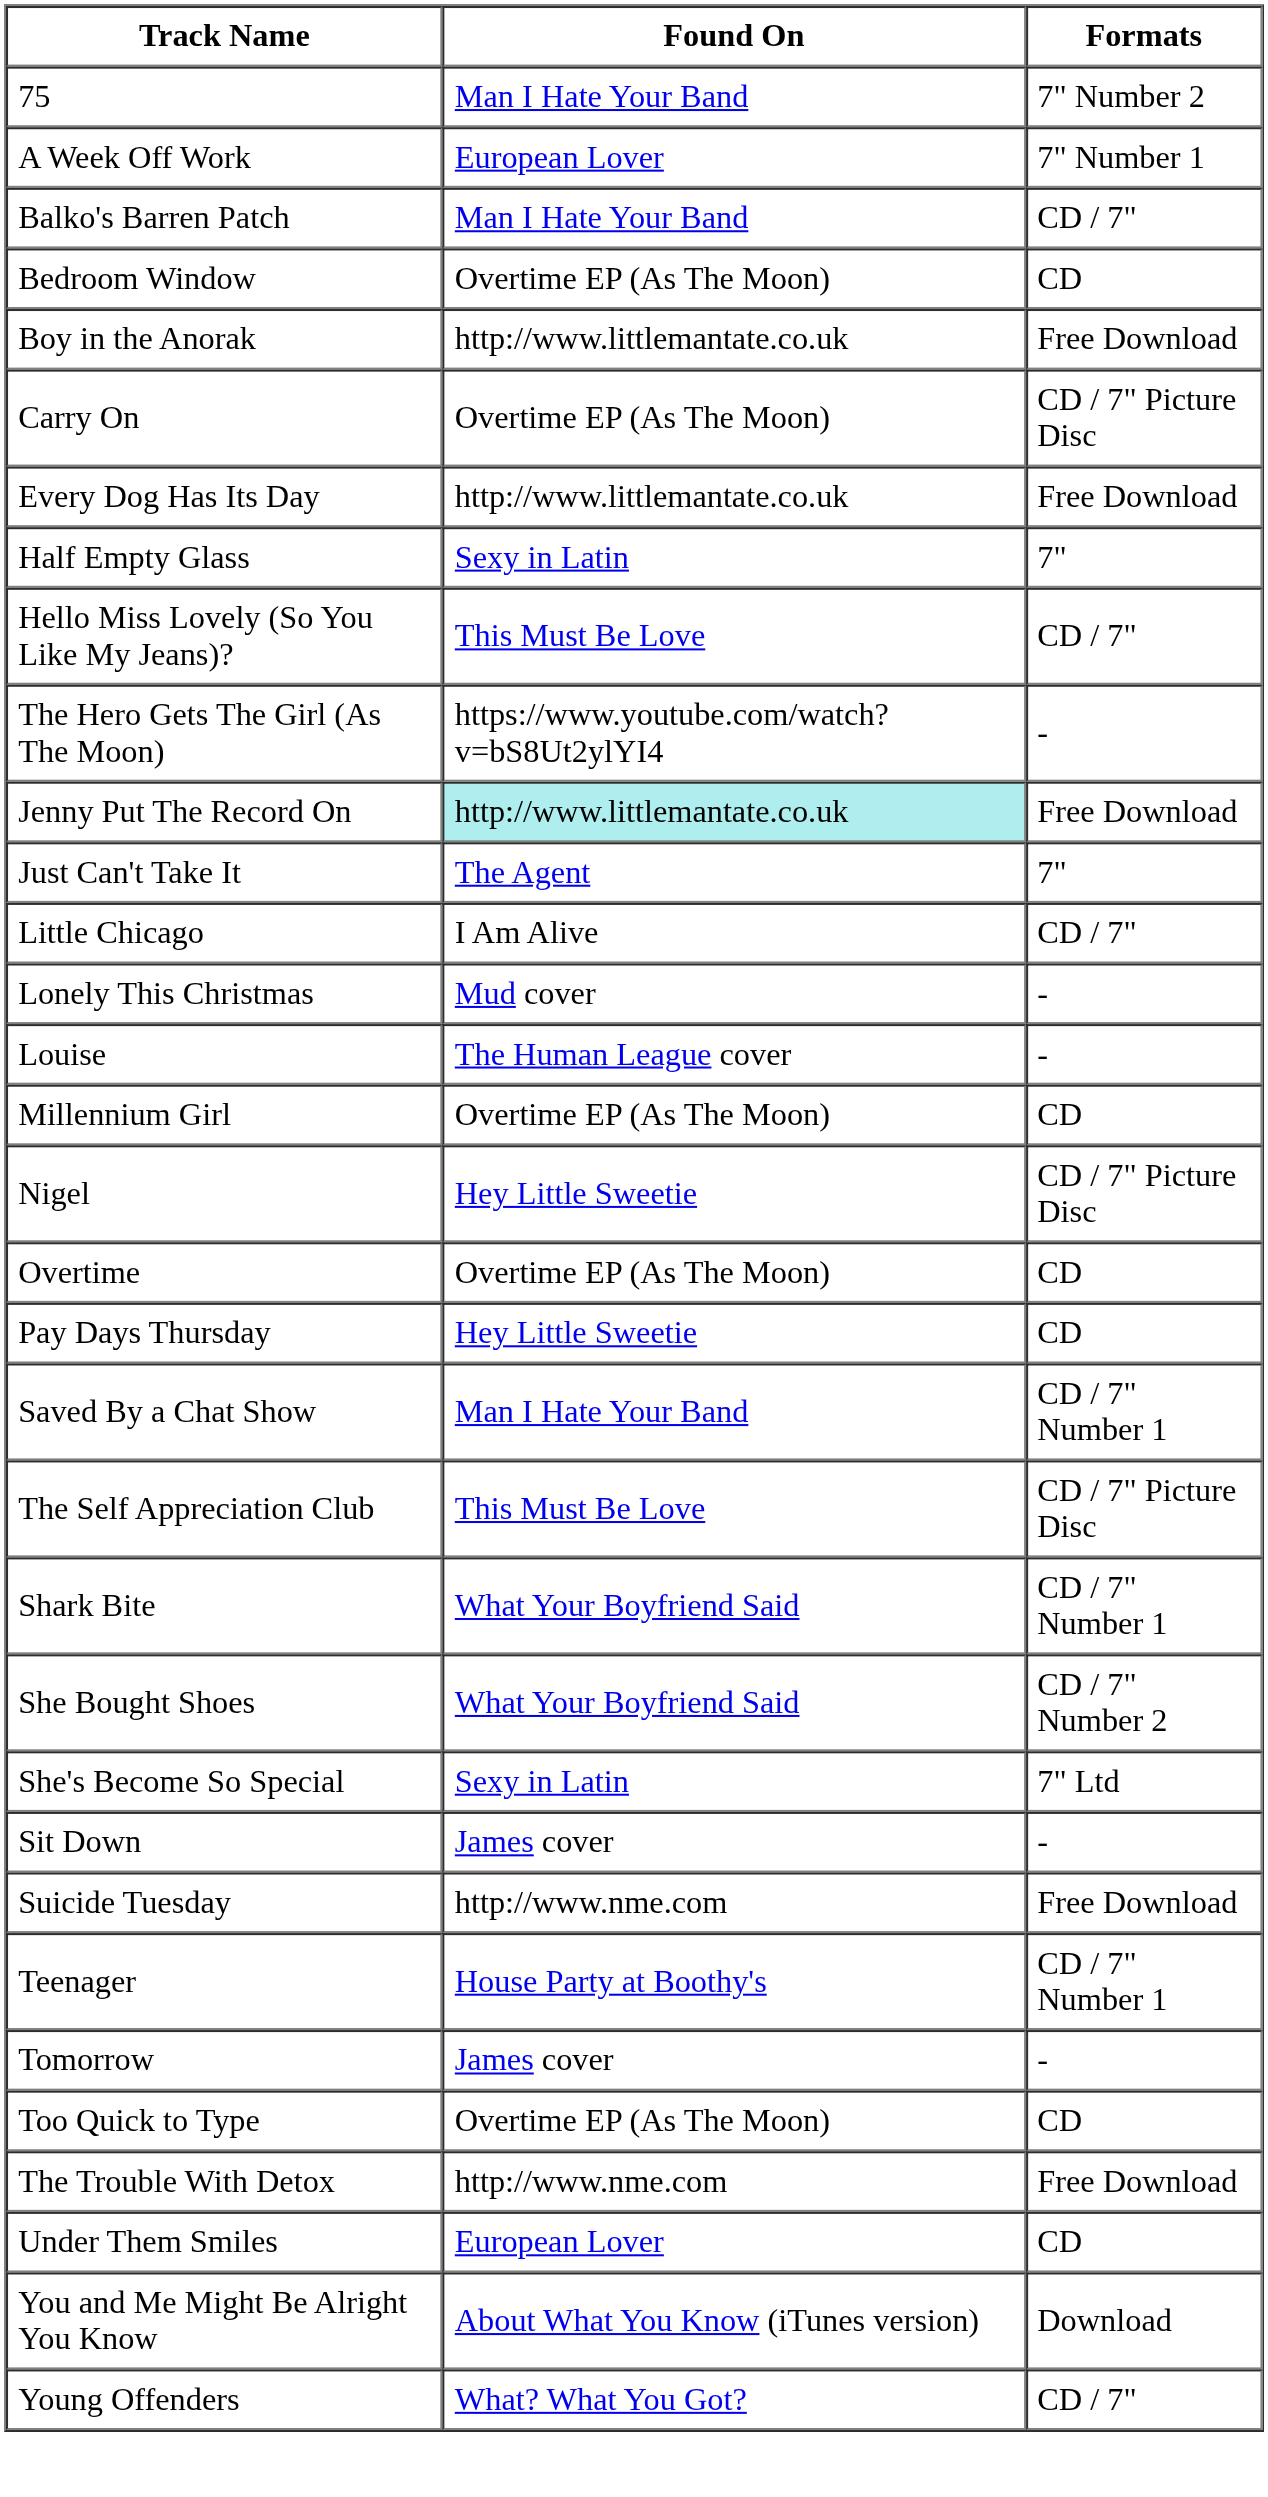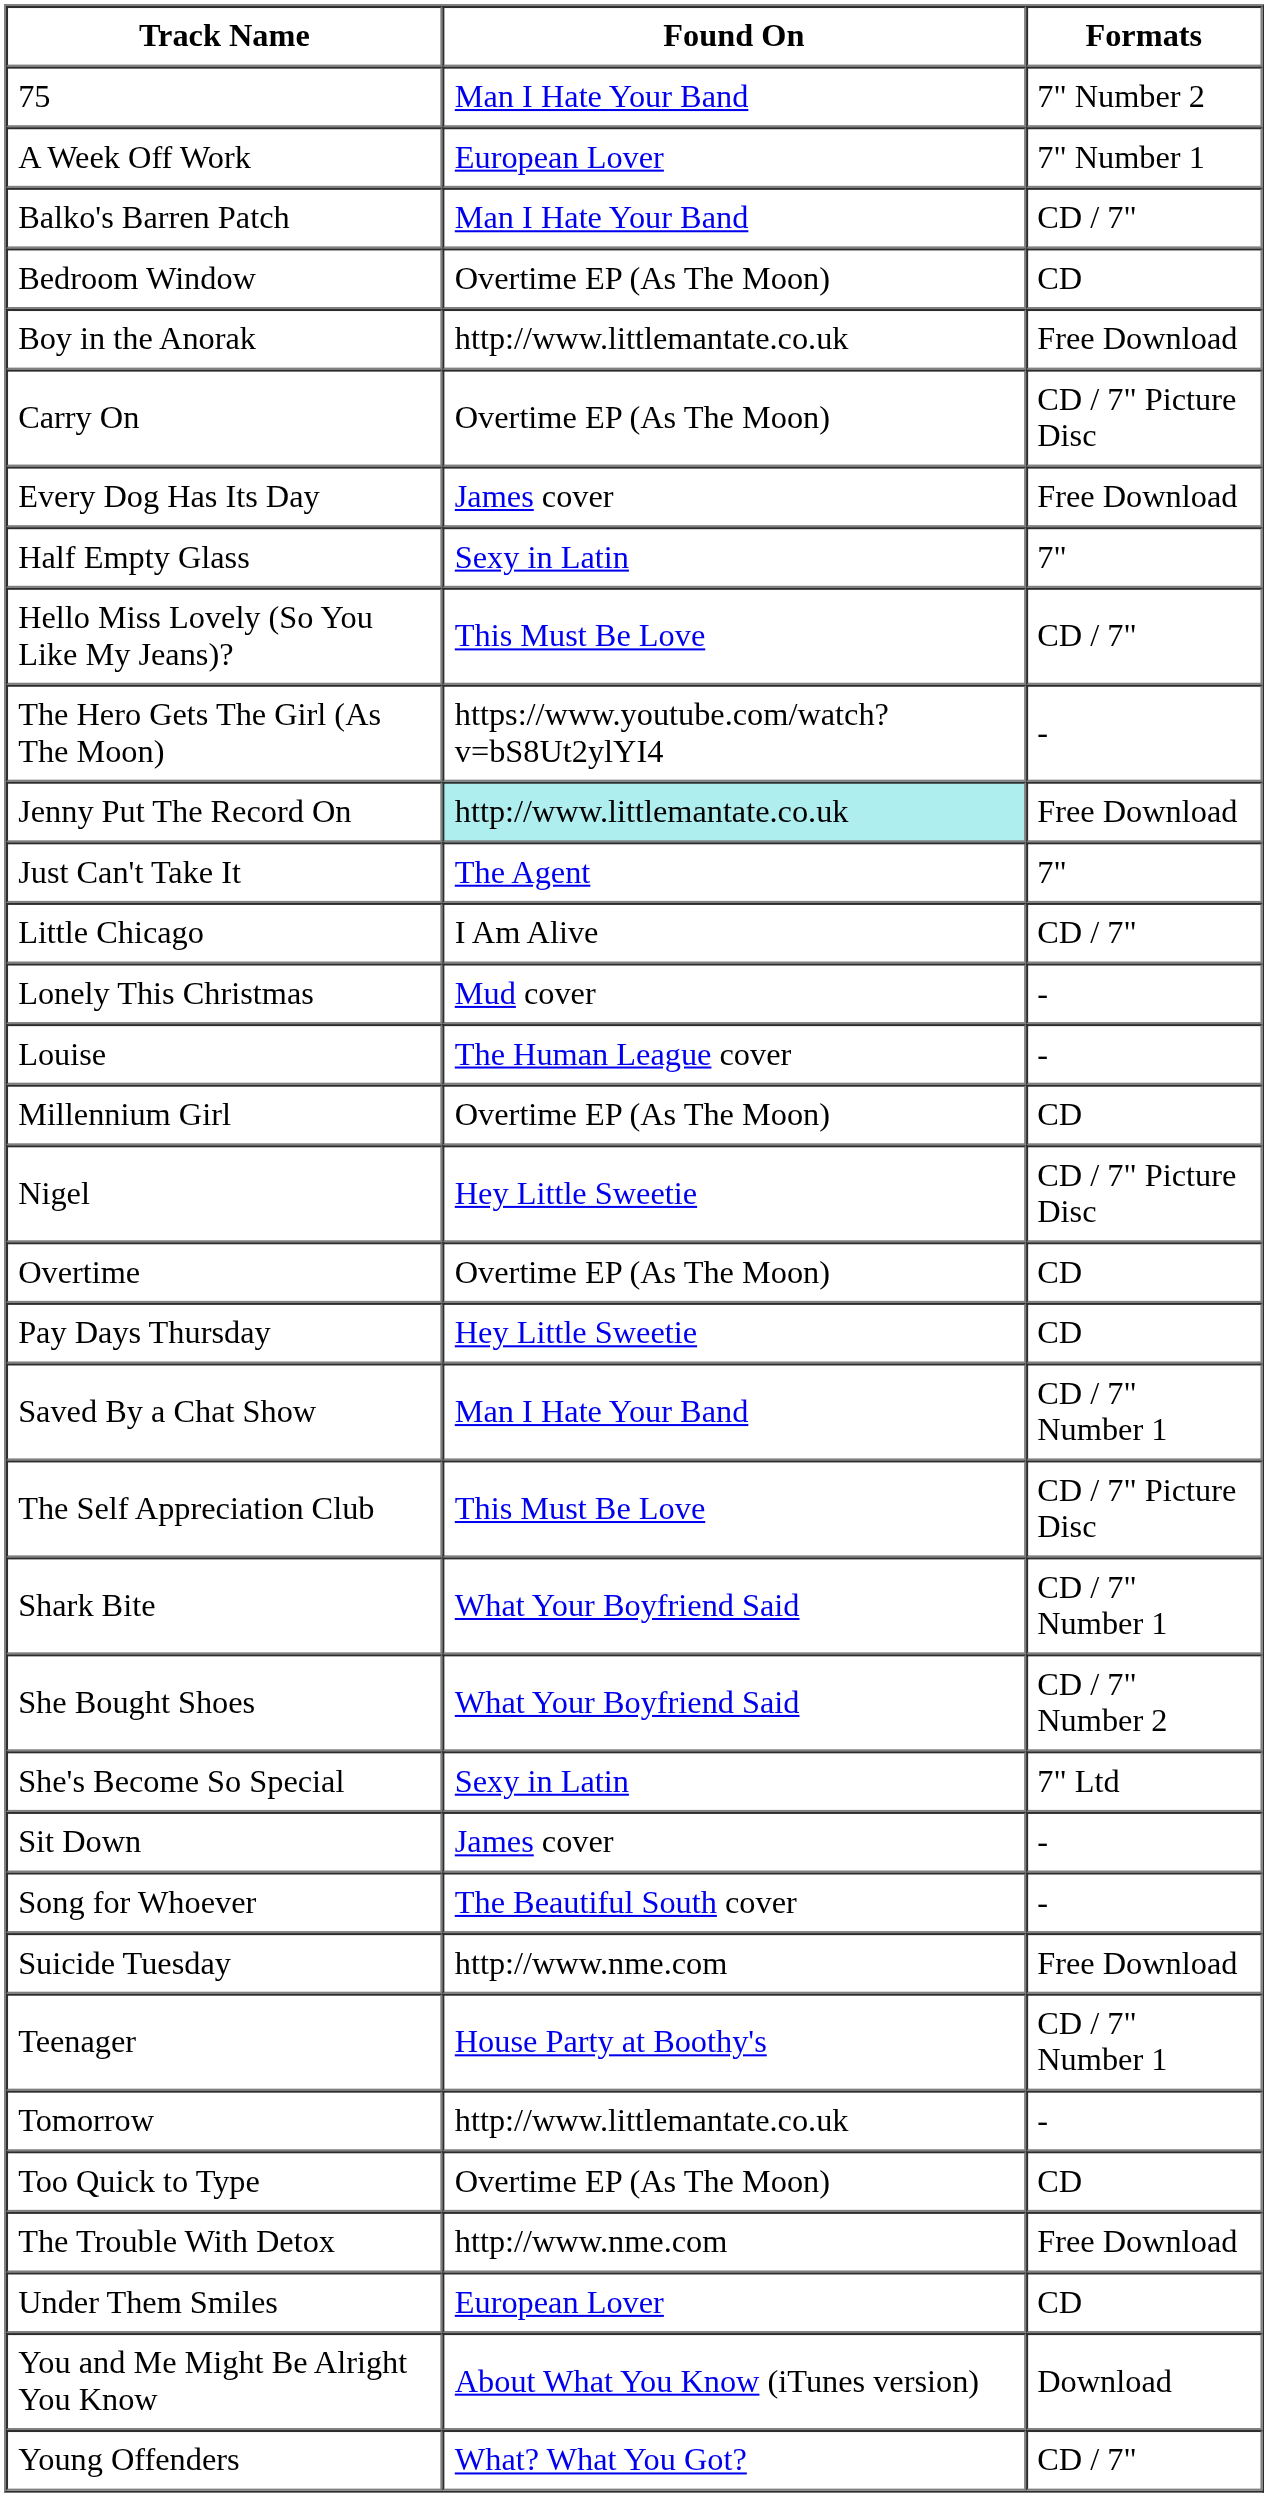(652, 496) http://www.littlemantate.co.uk -> (534, 496) James cover
+ row: (137, 1902)
(534, 2059) James cover -> (652, 2120) http://www.littlemantate.co.uk
